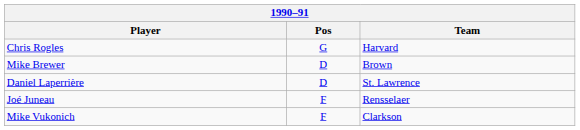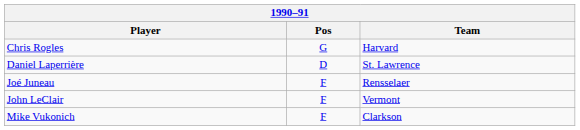- row: (36, 64)
+ row: (35, 99)
